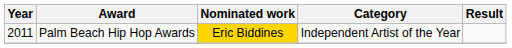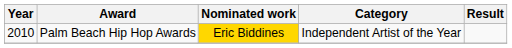(20, 33) 2011 -> (21, 33) 2010
